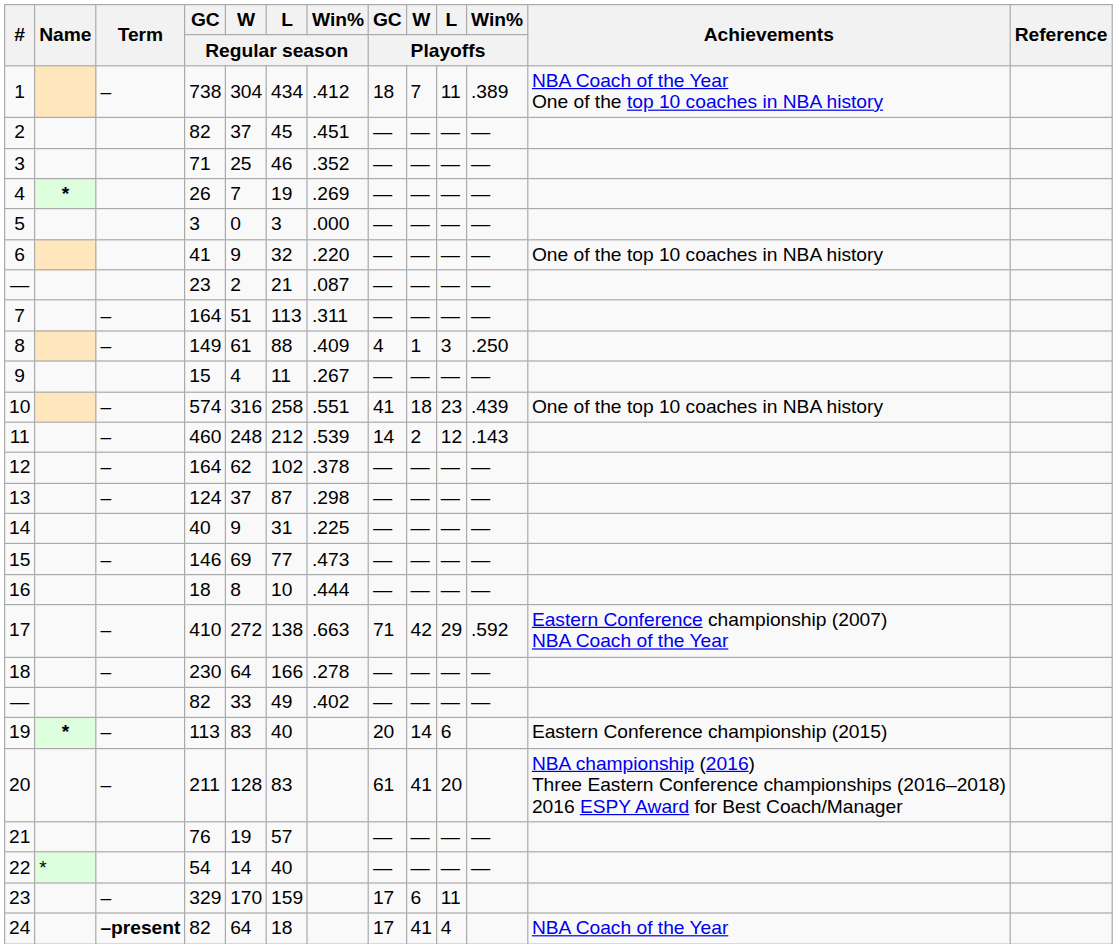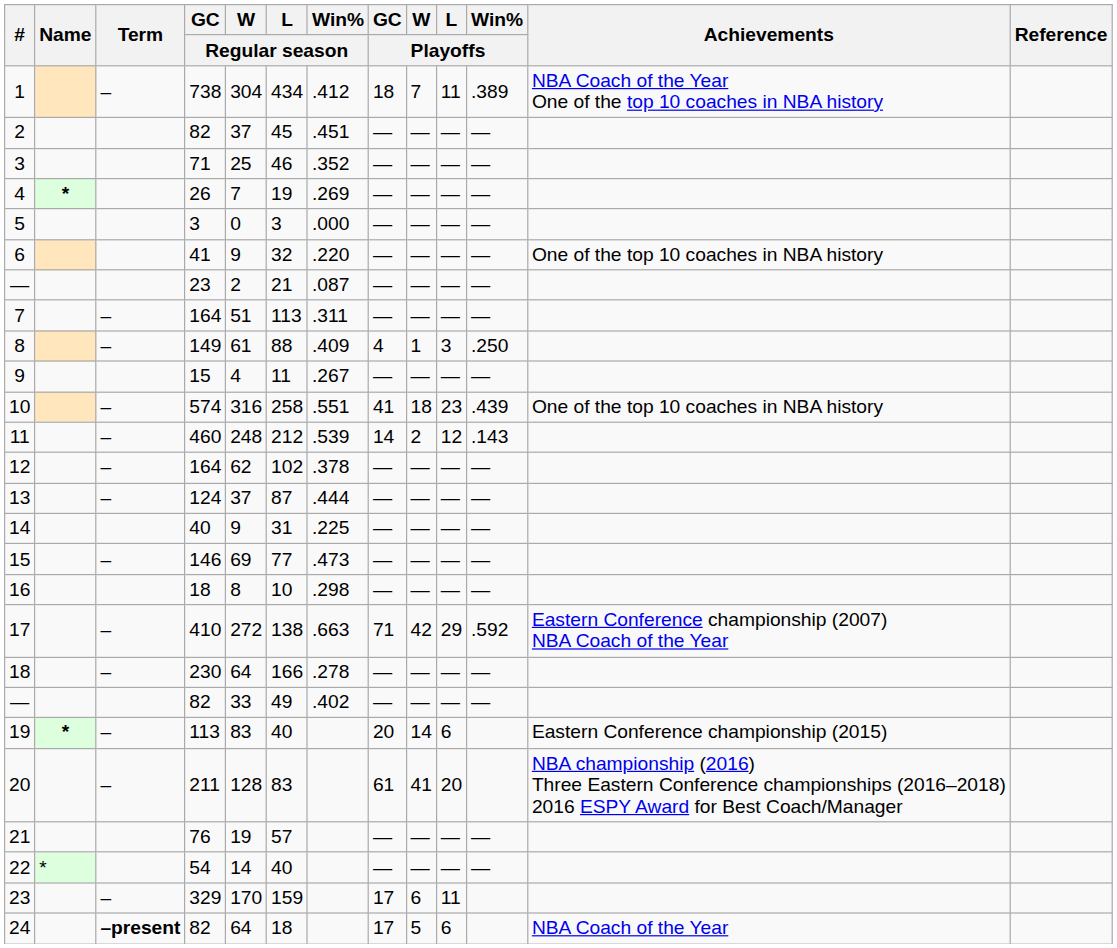(331, 498) .298 -> (331, 498) .444
(331, 589) .444 -> (331, 589) .298
(421, 928) 41 -> (416, 928) 5
(446, 928) 4 -> (446, 928) 6
